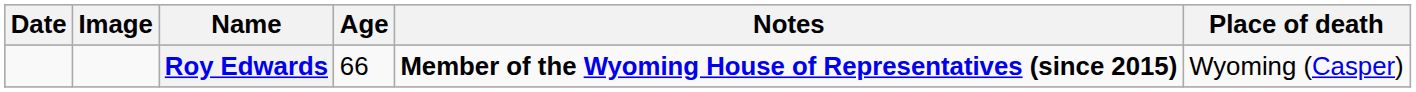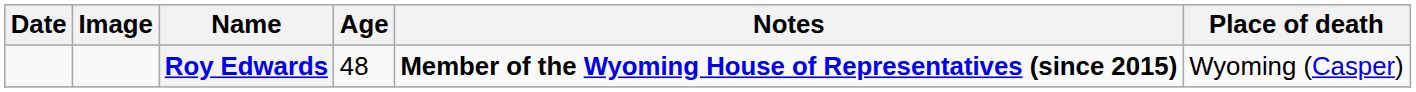(354, 65) 66 -> (354, 65) 48
